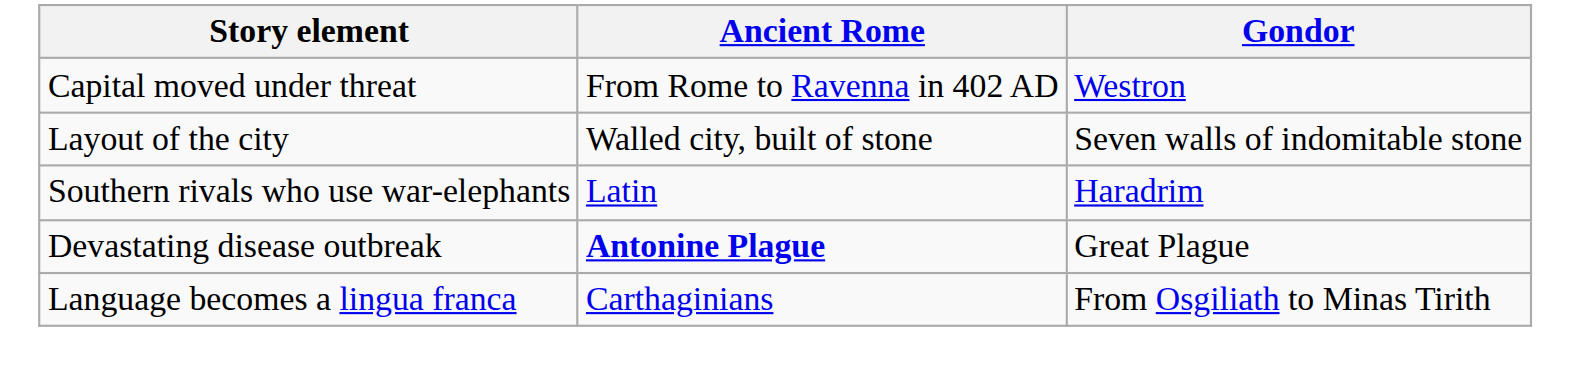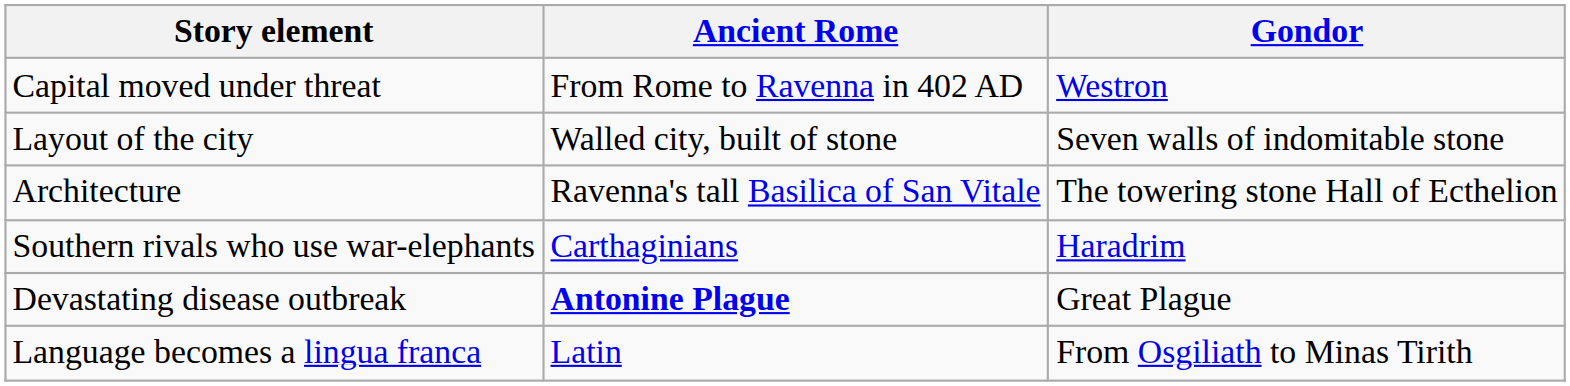+ row: (97, 191)
(622, 191) Latin -> (644, 245) Carthaginians
(680, 298) Carthaginians -> (586, 352) Latin
